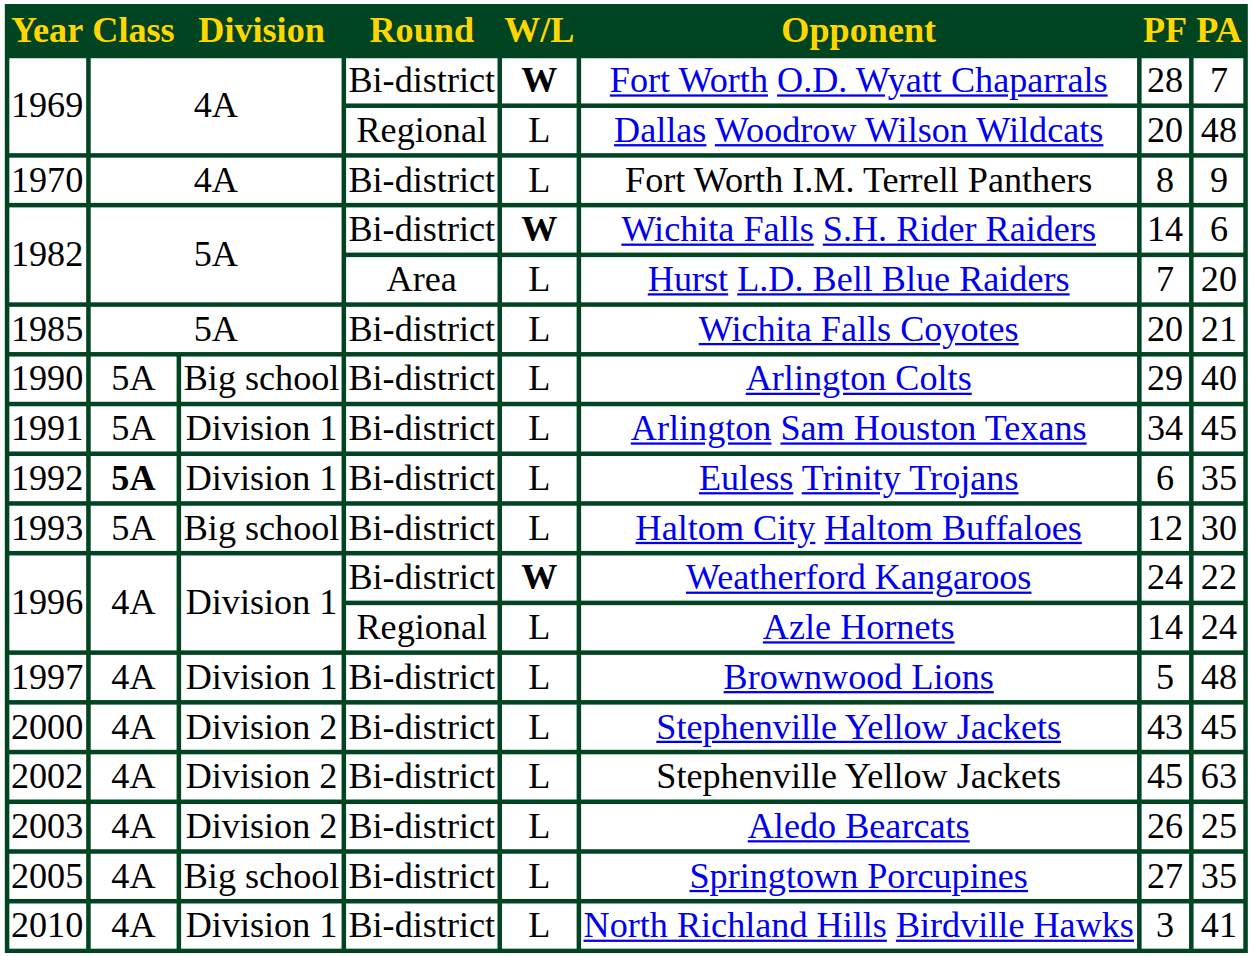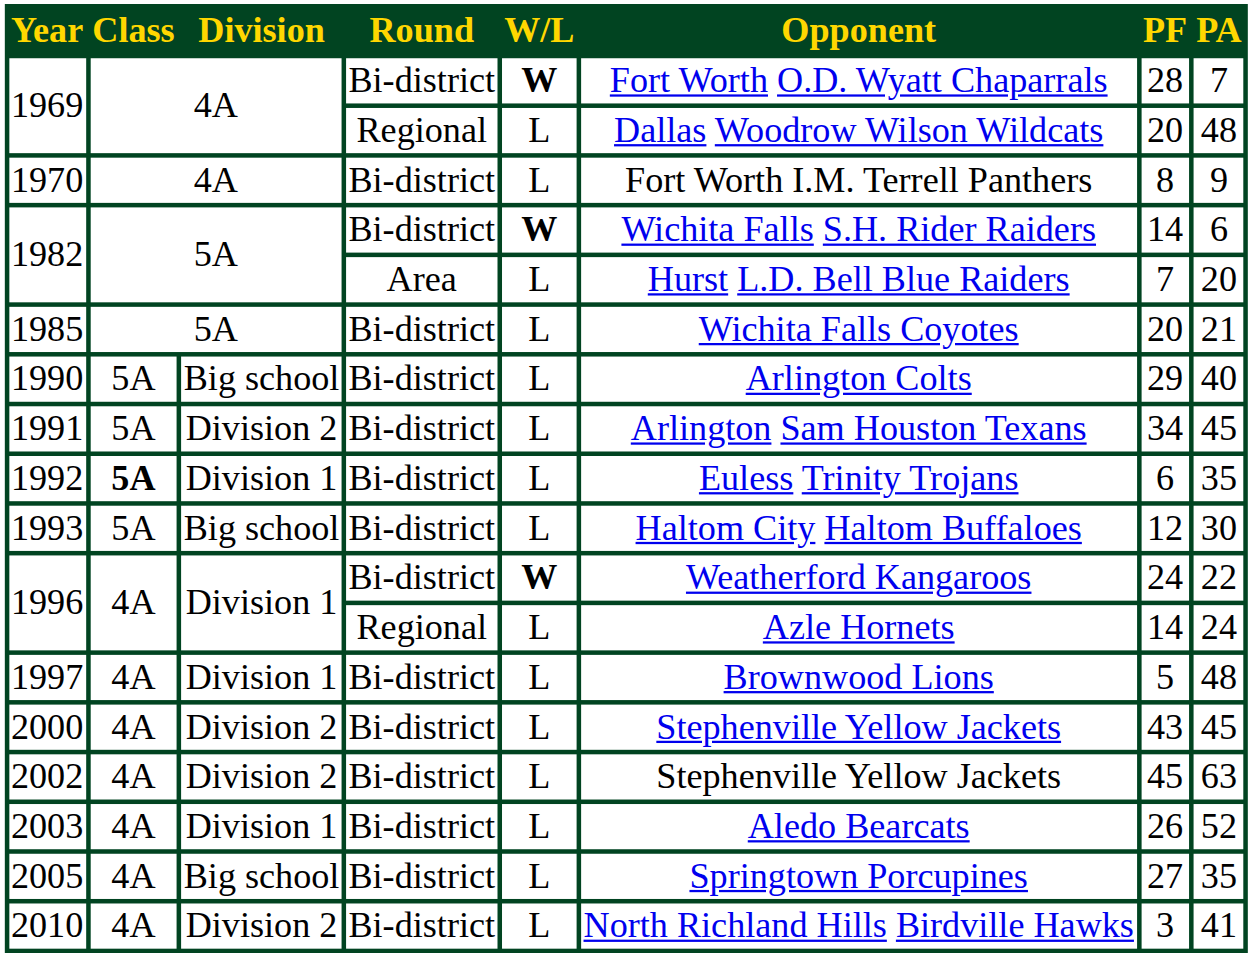(262, 428) Division 1 -> (262, 428) Division 2
(262, 826) Division 2 -> (262, 826) Division 1
(1219, 826) 25 -> (1219, 826) 52
(262, 925) Division 1 -> (262, 925) Division 2
